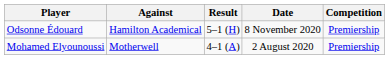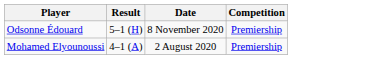- column: (155, 12)
